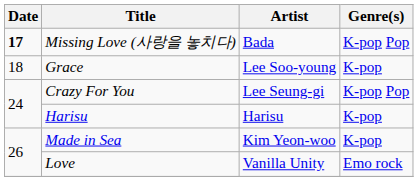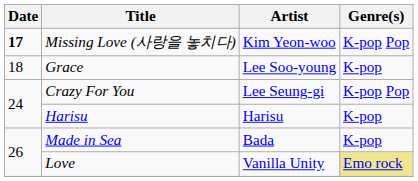(258, 42) Bada -> (289, 42) Kim Yeon-woo
(289, 139) Kim Yeon-woo -> (258, 139) Bada
(373, 164) no background -> (373, 164) khaki background
